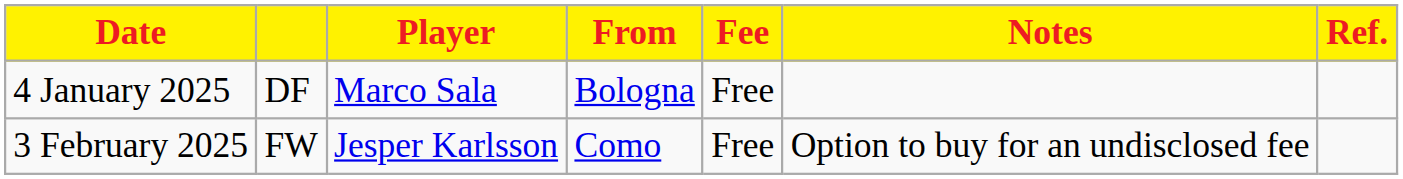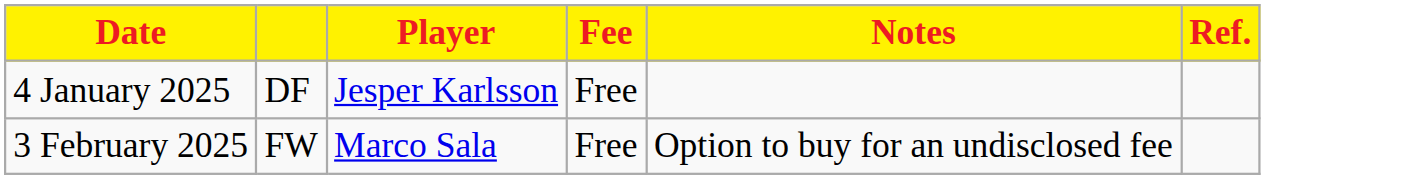- column: (635, 32)
(415, 88) Marco Sala -> (446, 88) Jesper Karlsson
(446, 145) Jesper Karlsson -> (415, 145) Marco Sala
